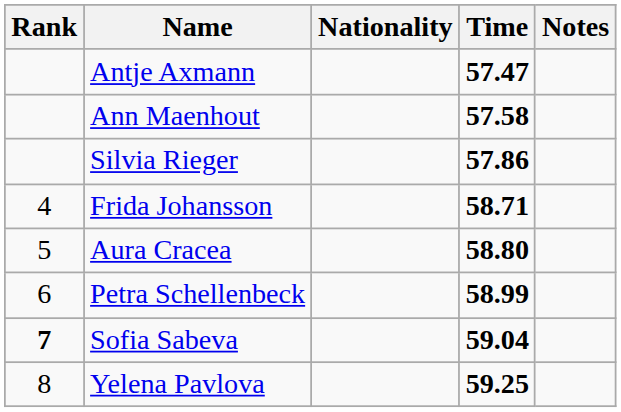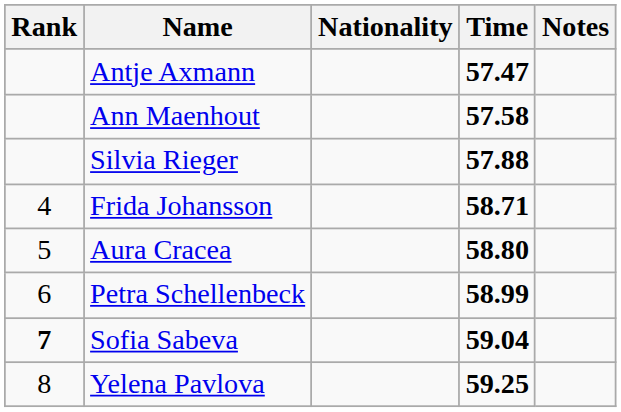(497, 160) 57.86 -> (497, 160) 57.88
